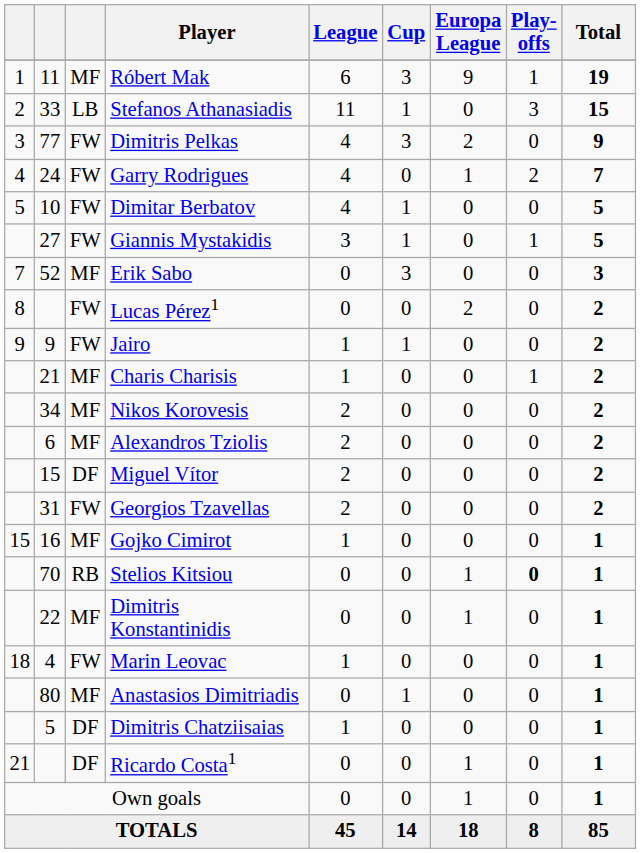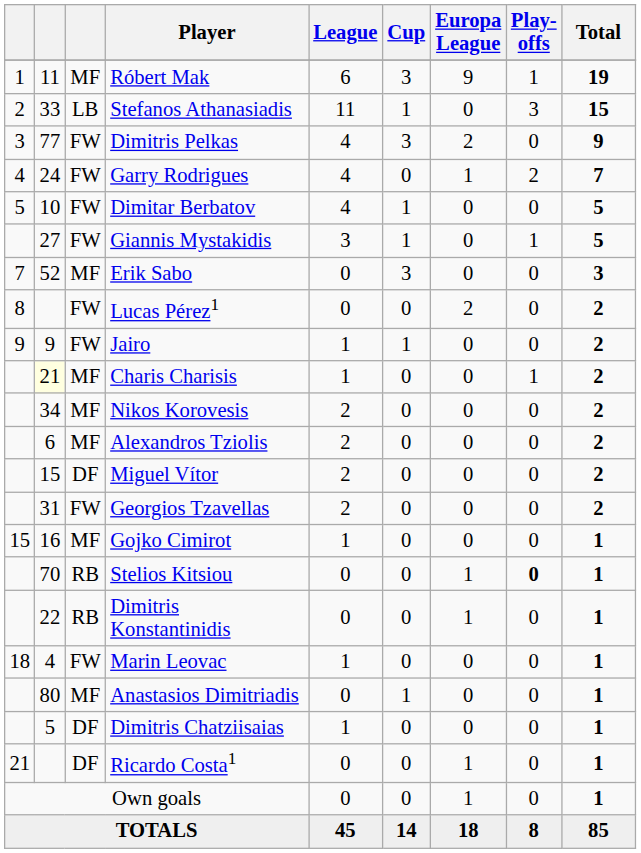(50, 377) no background -> (50, 377) lightyellow background
(85, 617) MF -> (85, 617) RB
